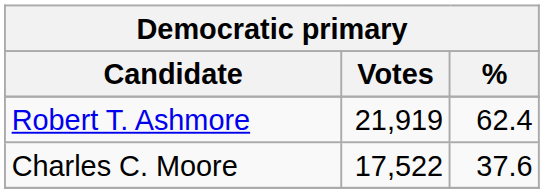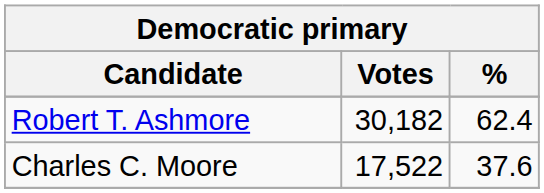(399, 120) 21,919 -> (399, 120) 30,182
